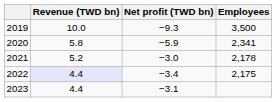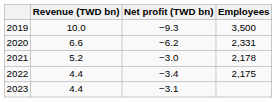(76, 43) 5.8 -> (76, 43) 6.6
(169, 43) −5.9 -> (169, 43) −6.2
(244, 43) 2,341 -> (244, 43) 2,331
(76, 74) lavender background -> (76, 74) no background
